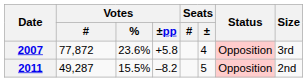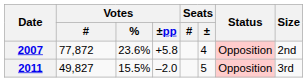(286, 49) 3rd -> (287, 49) 2nd
(76, 67) 49,287 -> (76, 67) 49,827
(166, 67) –8.2 -> (166, 67) –2.0
(287, 67) 2nd -> (286, 67) 3rd
